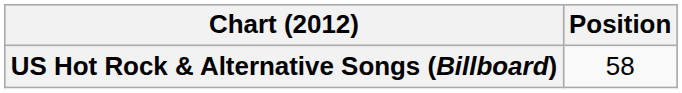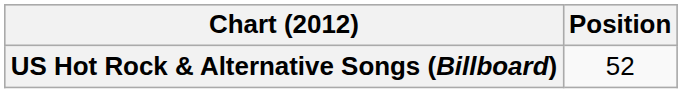(620, 66) 58 -> (620, 66) 52
